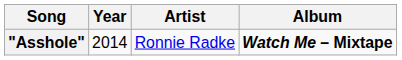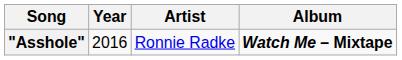(110, 42) 2014 -> (110, 42) 2016
